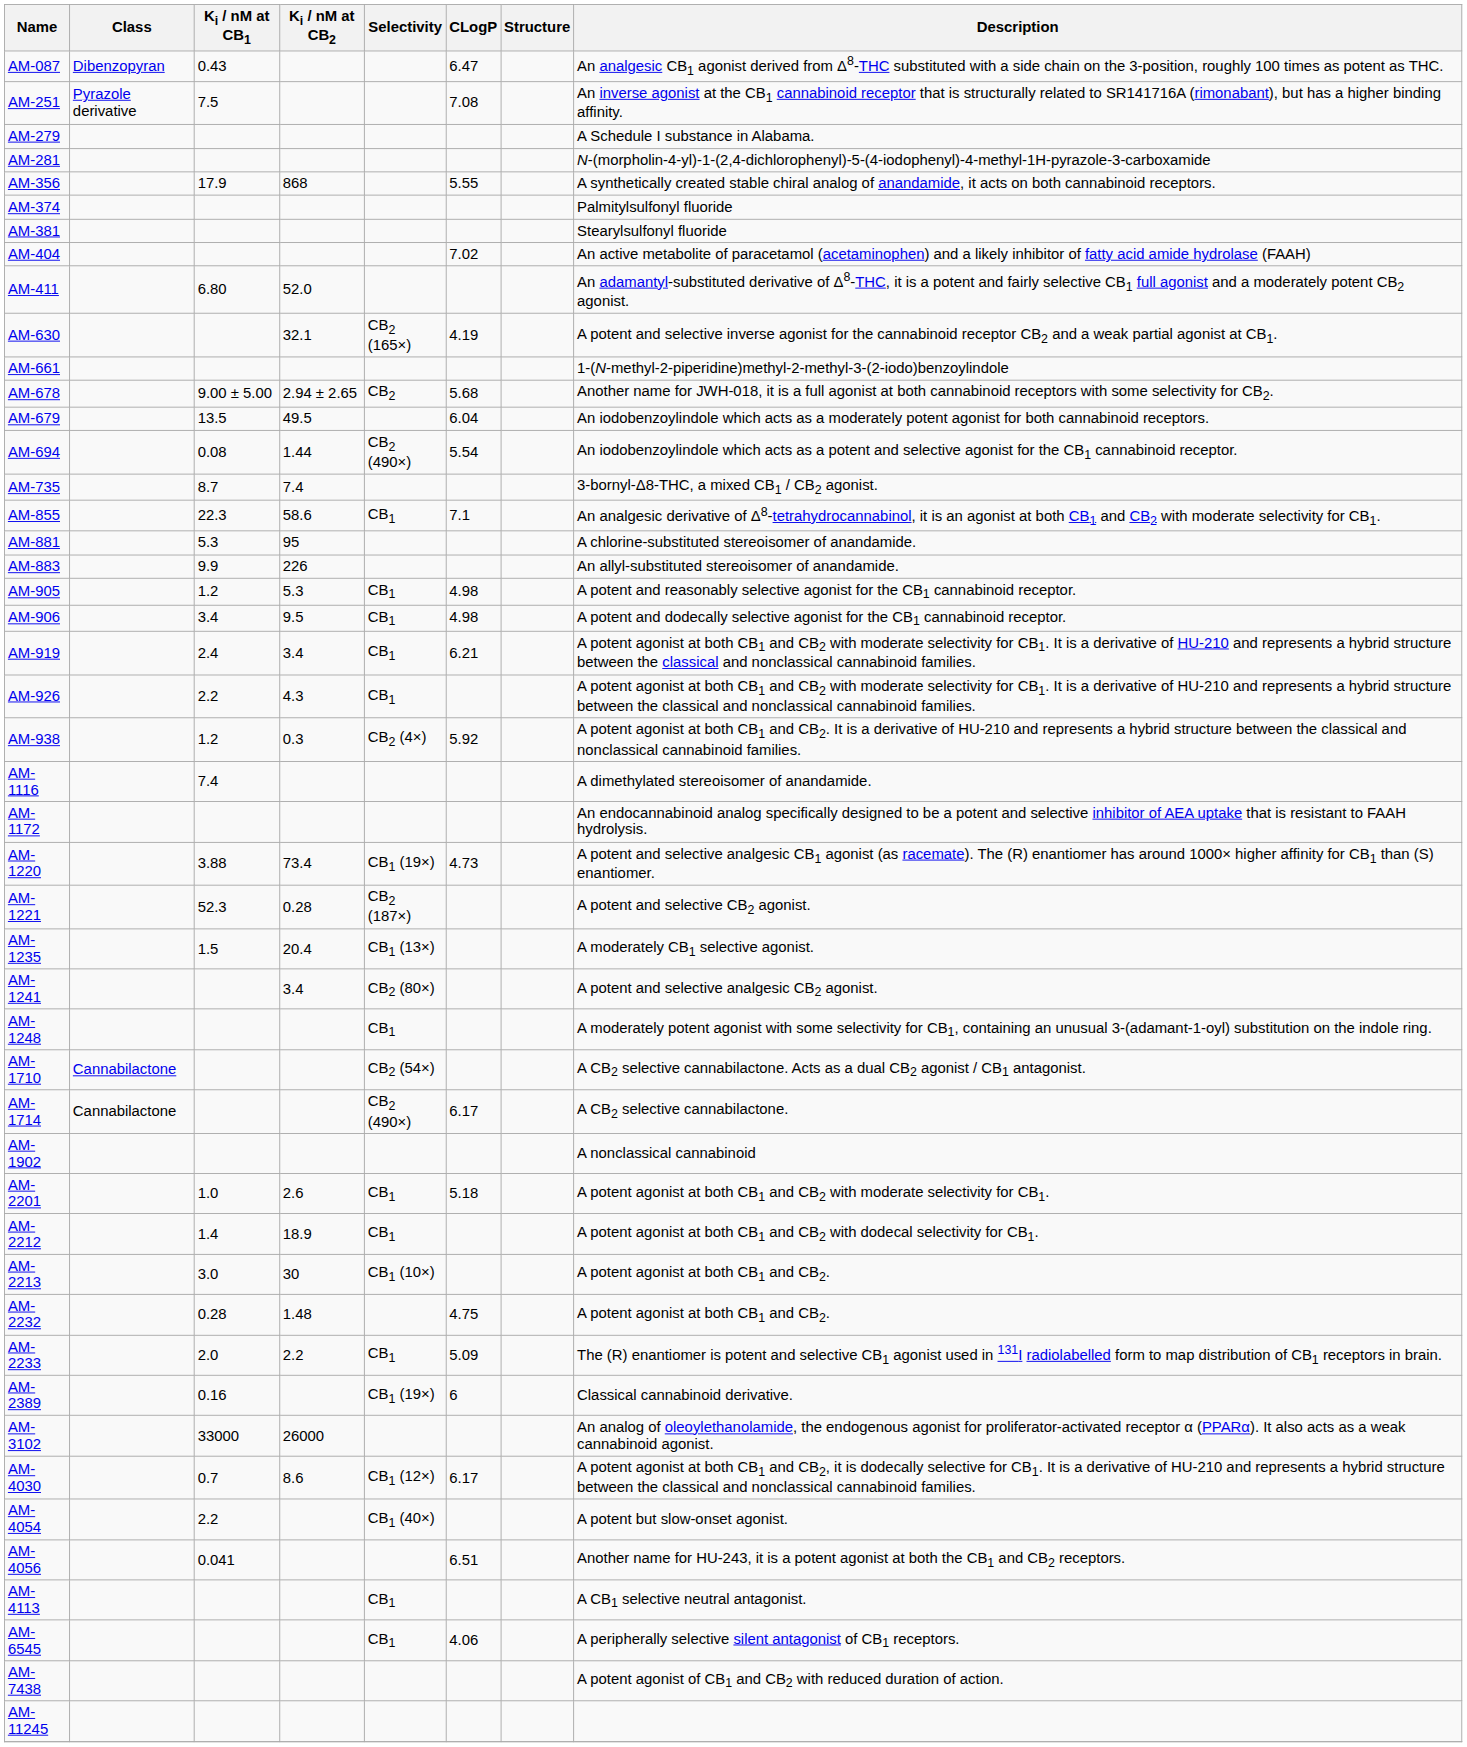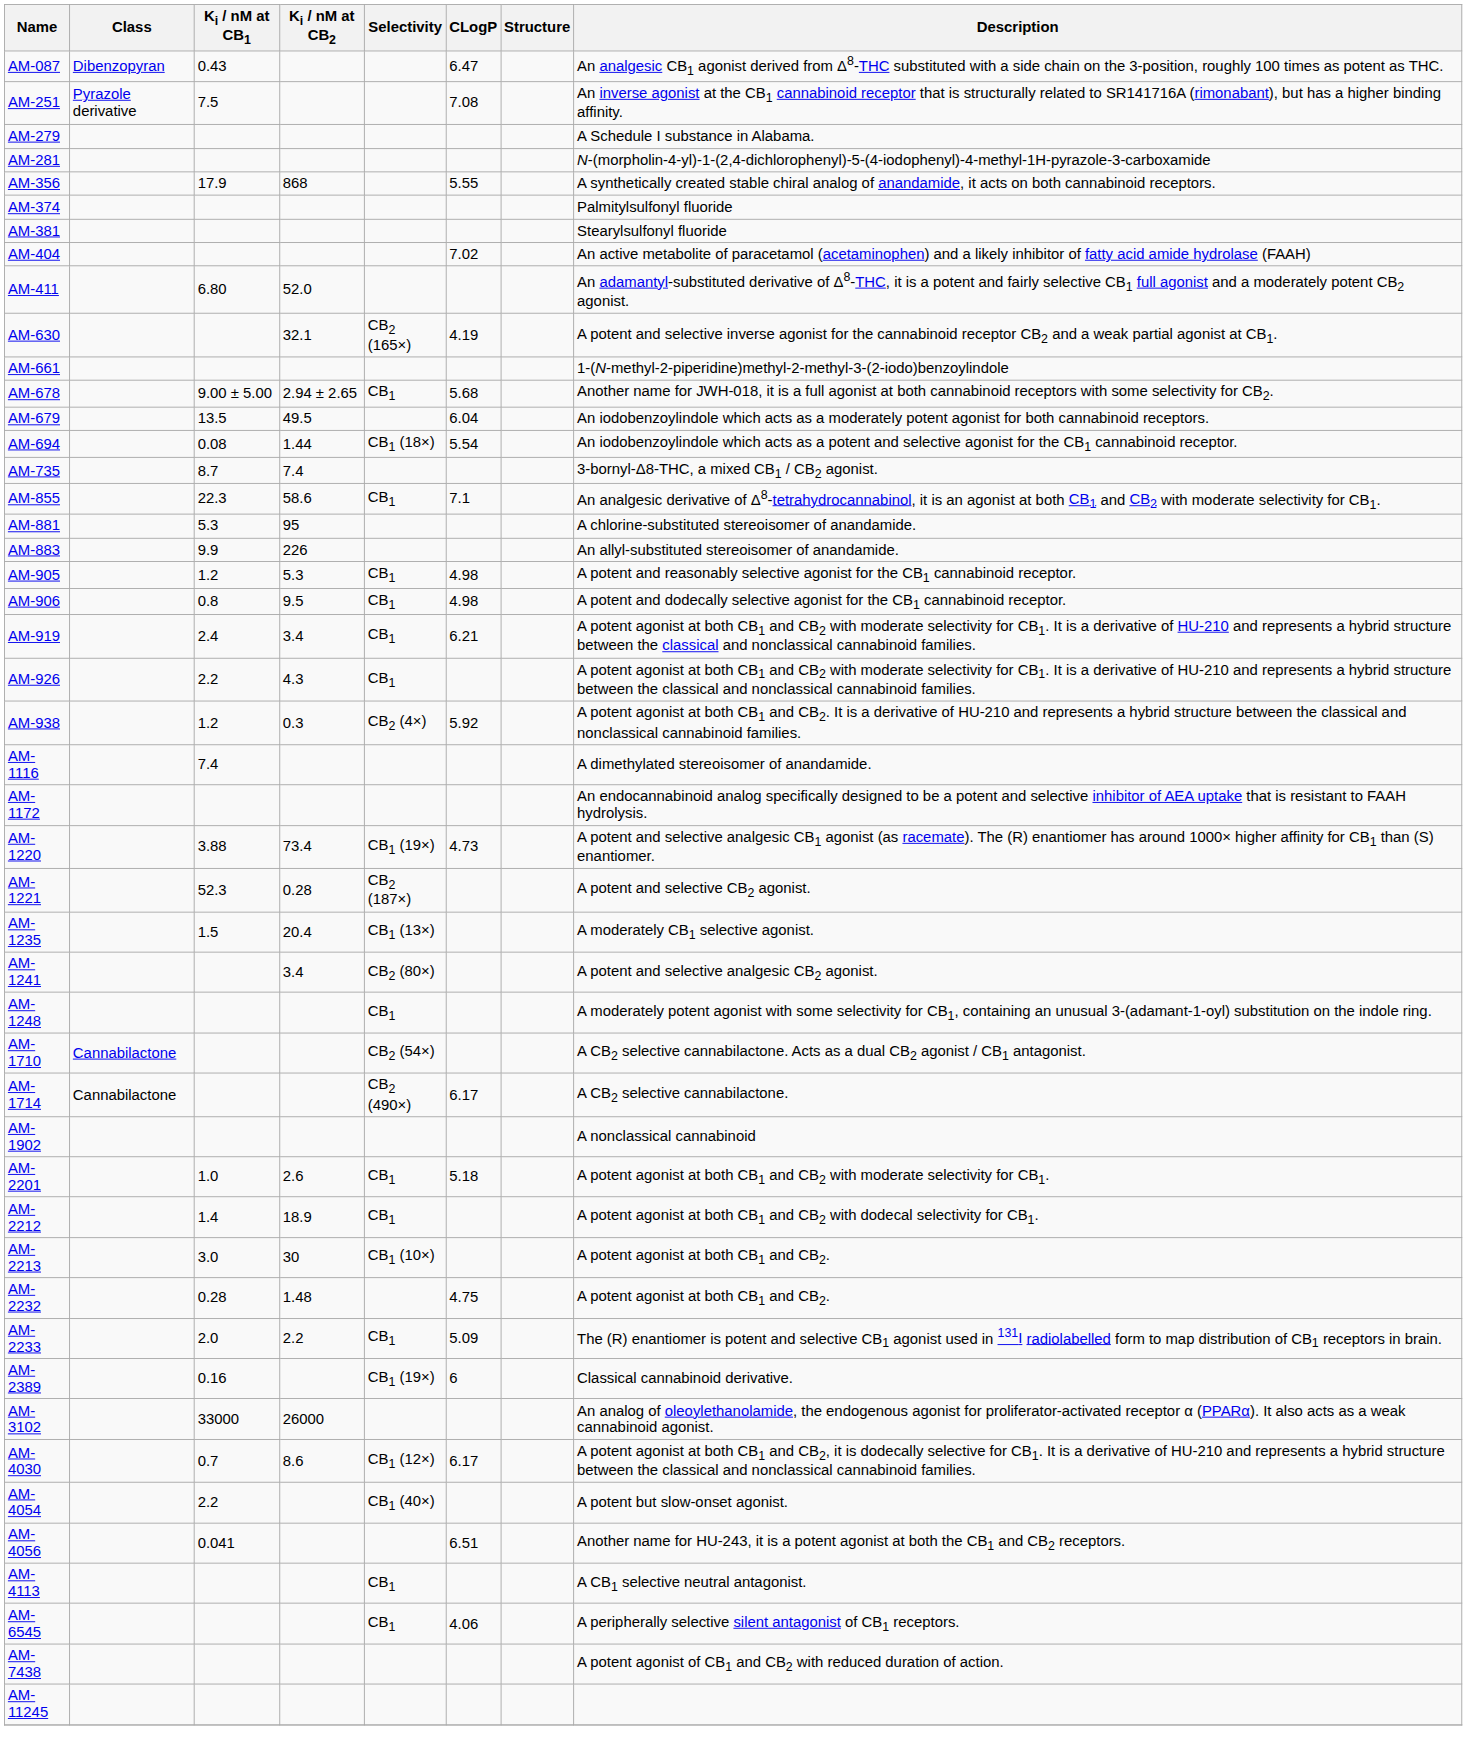(382, 394) CB2 -> (382, 394) CB1
(390, 452) CB2 (490×) -> (401, 444) CB1 (18×)
(208, 618) 3.4 -> (208, 601) 0.8
